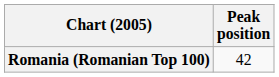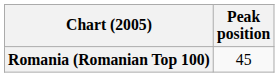(244, 59) 42 -> (244, 59) 45
